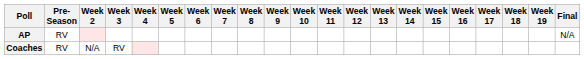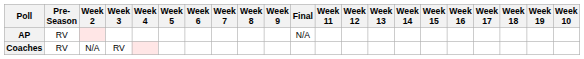columns swapped: (304, 16) <-> (567, 16)
